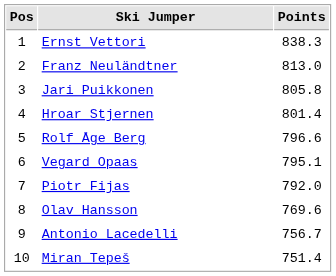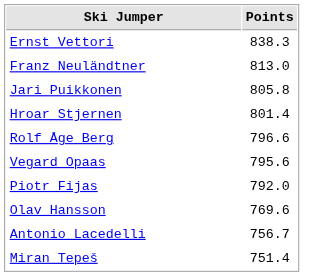- column: (22, 18)
(302, 162) 795.1 -> (270, 162) 795.6
